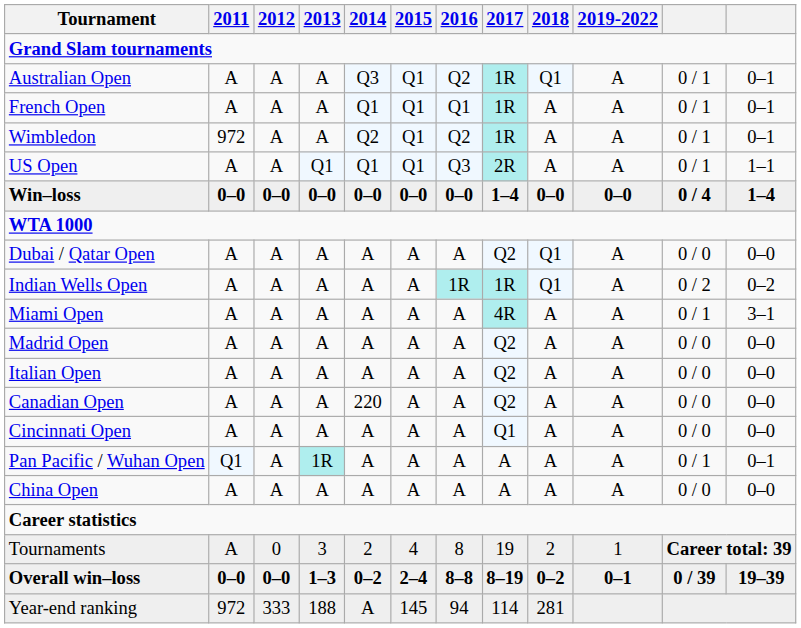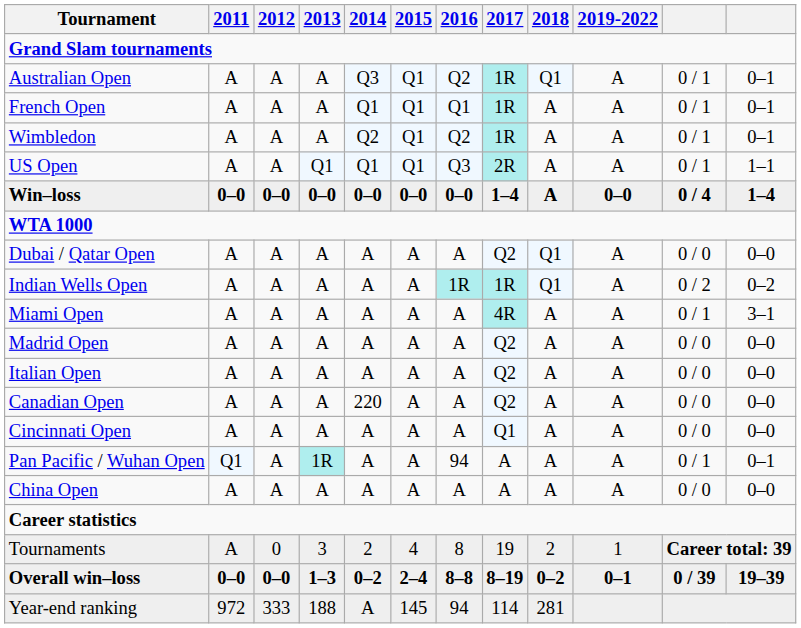(231, 136) 972 -> (231, 136) A
(550, 195) 0–0 -> (550, 195) A
(459, 460) A -> (459, 460) 94
